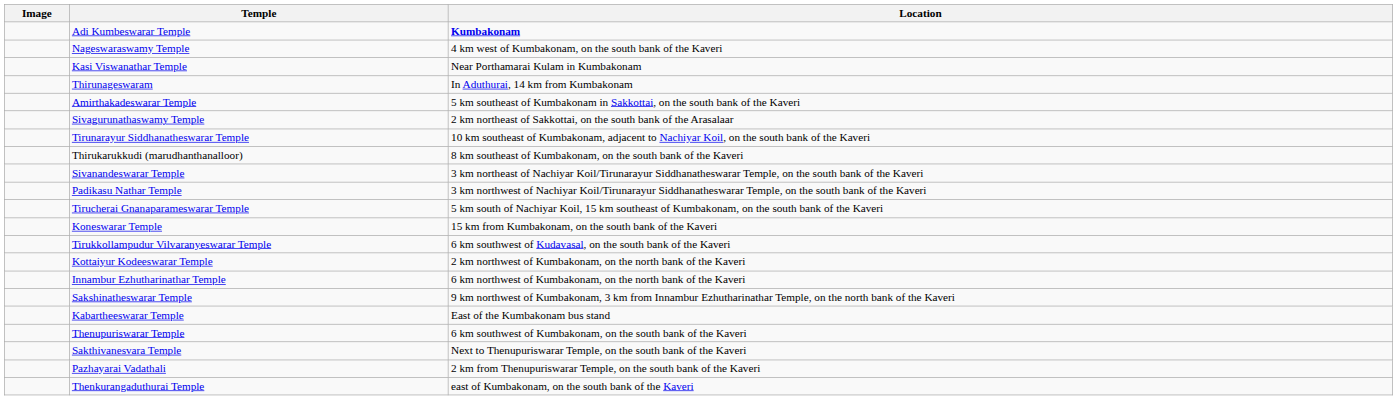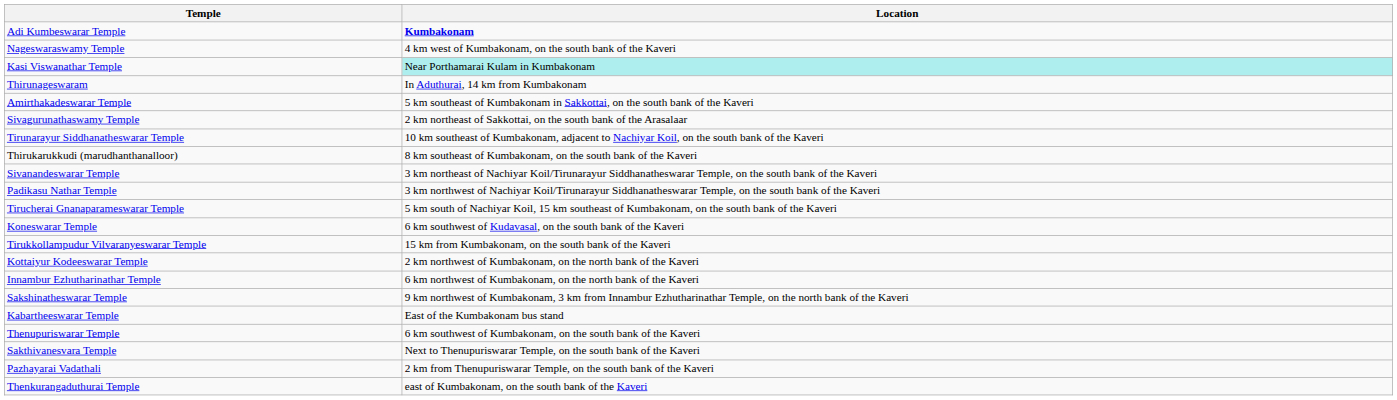- column: (37, 13)
(546, 66) no background -> (500, 66) paleturquoise background
(584, 226) 15 km from Kumbakonam, on the south bank of the Kaveri -> (544, 226) 6 km southwest of Kudavasal, on the south bank of the Kaveri
(591, 244) 6 km southwest of Kudavasal, on the south bank of the Kaveri -> (538, 244) 15 km from Kumbakonam, on the south bank of the Kaveri
